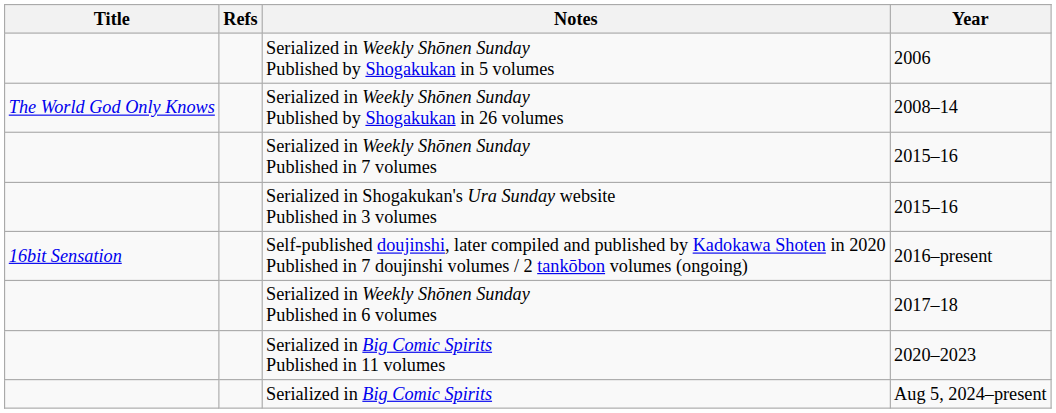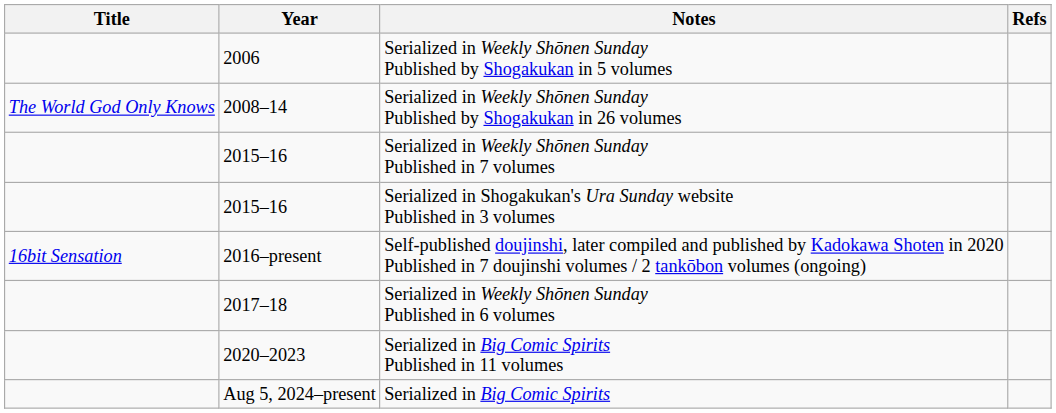columns swapped: (970, 18) <-> (240, 18)
